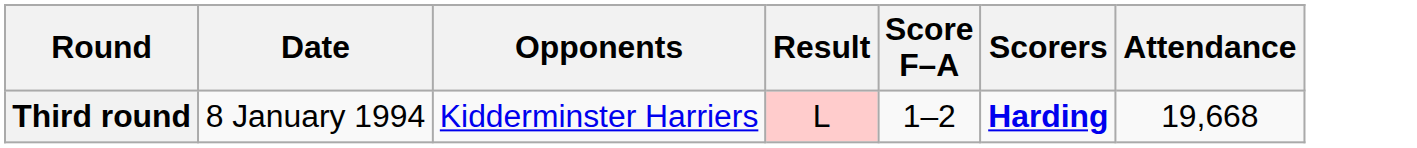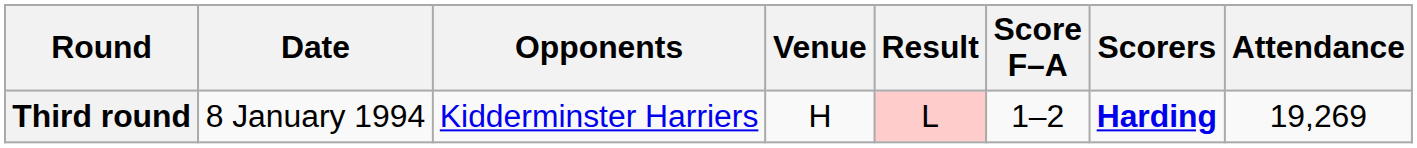+ column: (820, 47)
(1210, 116) 19,668 -> (1318, 116) 19,269
